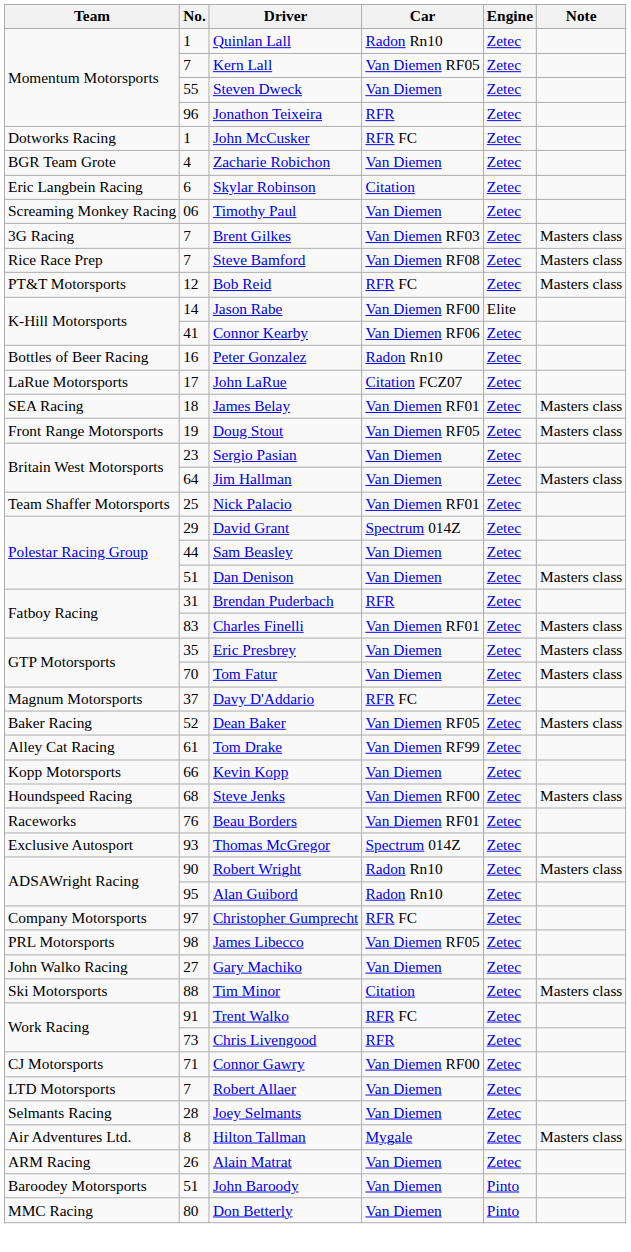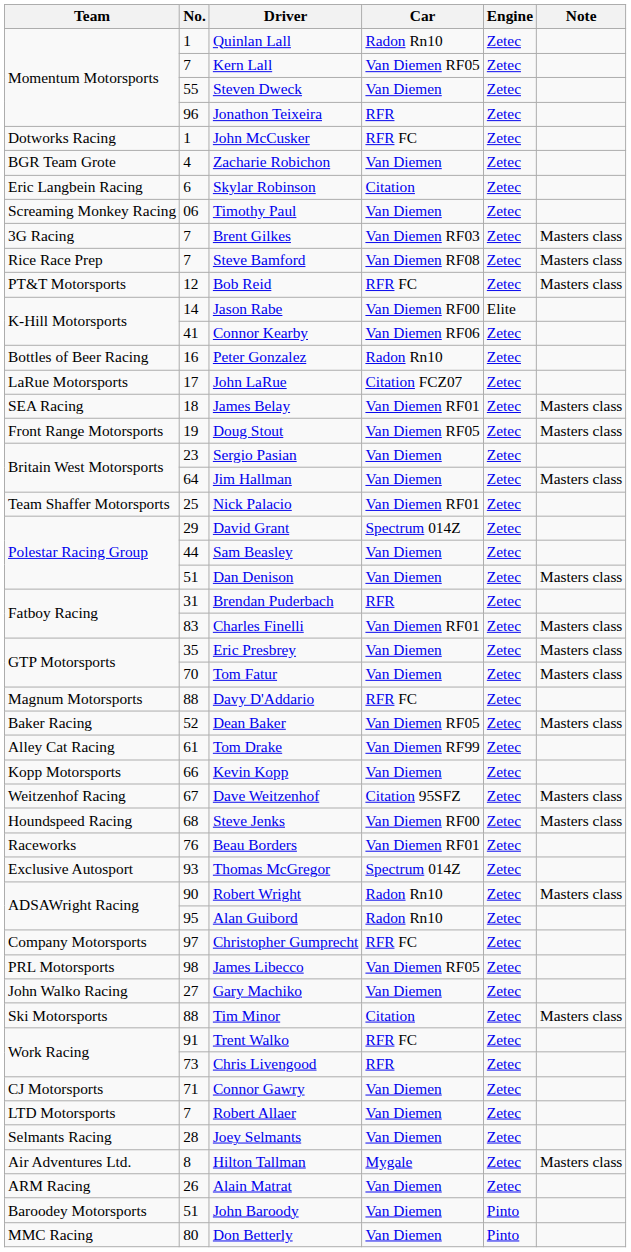(191, 698) 37 -> (191, 698) 88
+ row: (266, 796)
(423, 1064) Van Diemen RF00 -> (404, 1088) Van Diemen
